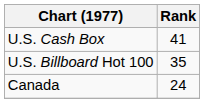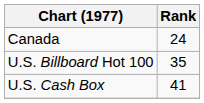rows swapped: (34, 86) <-> (56, 39)
